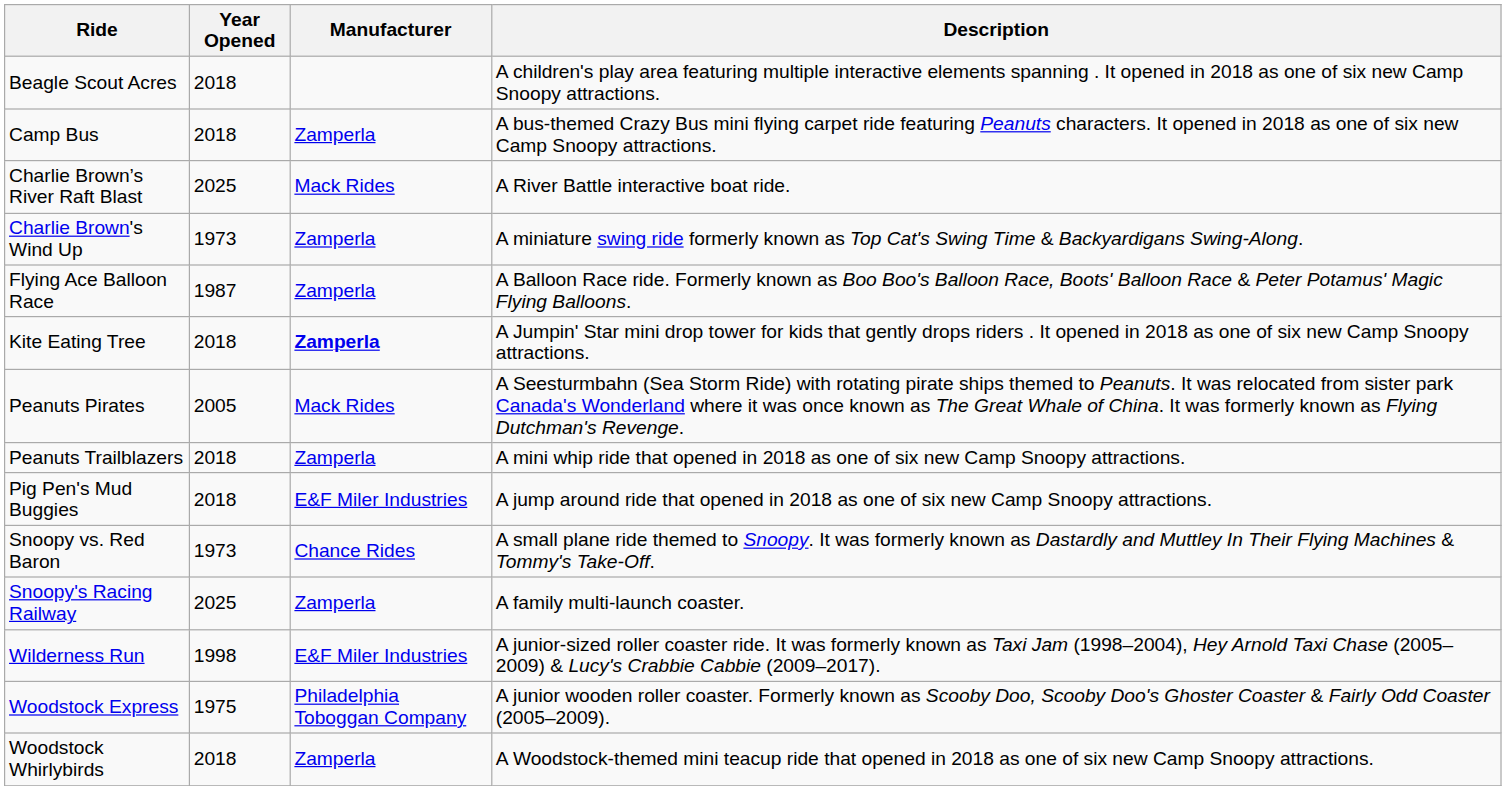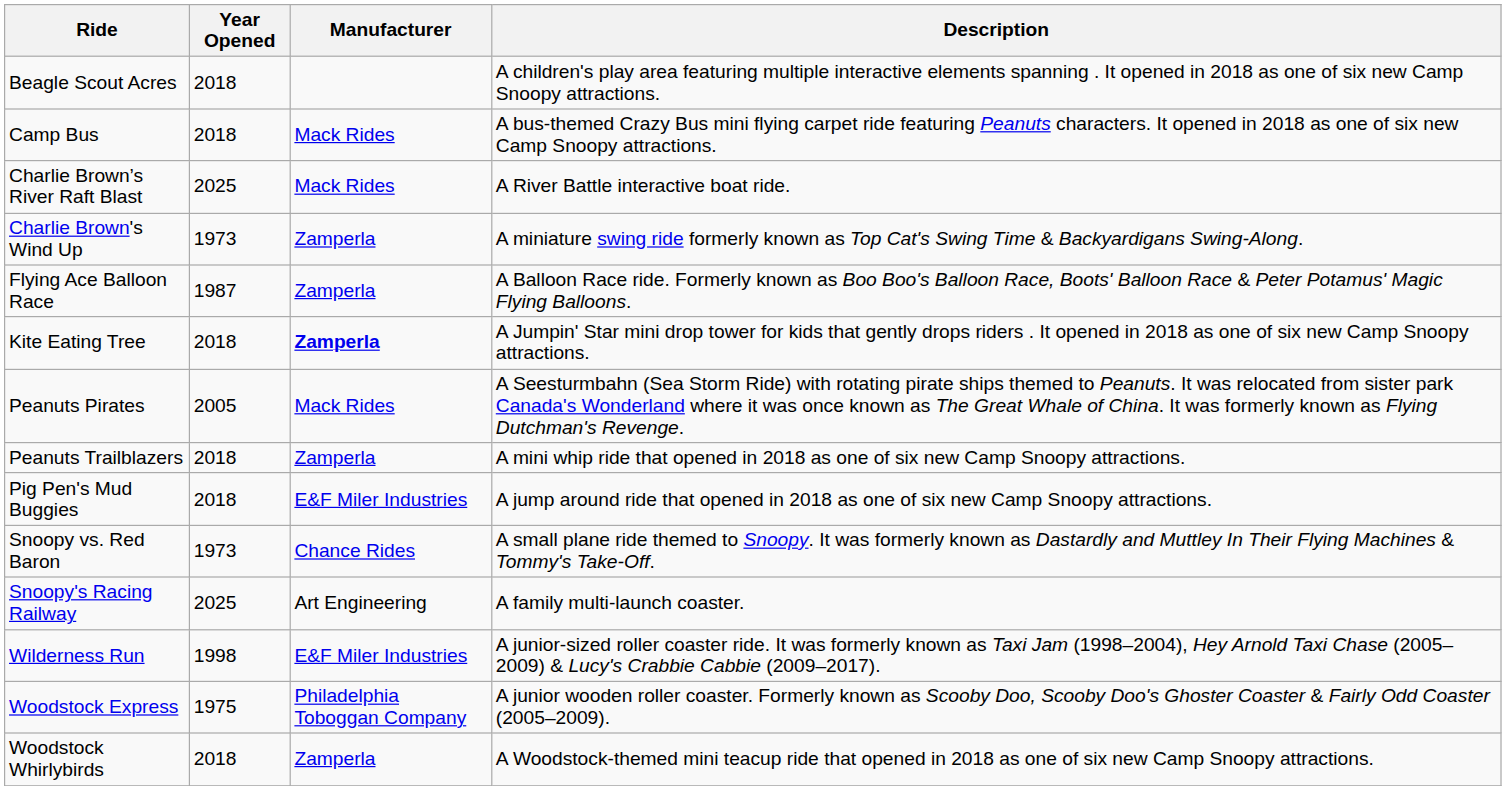(335, 134) Zamperla -> (345, 134) Mack Rides
(335, 603) Zamperla -> (361, 603) Art Engineering
